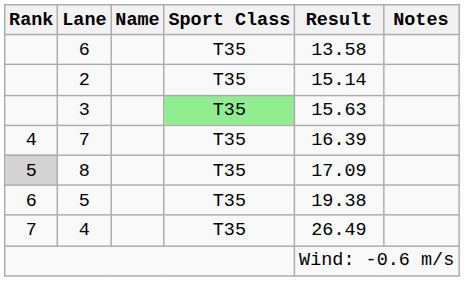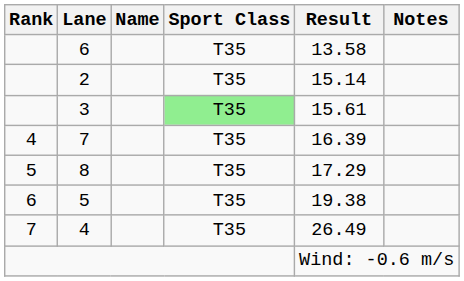(339, 110) 15.63 -> (339, 110) 15.61
(31, 170) lightgrey background -> (31, 170) no background
(339, 170) 17.09 -> (339, 170) 17.29
